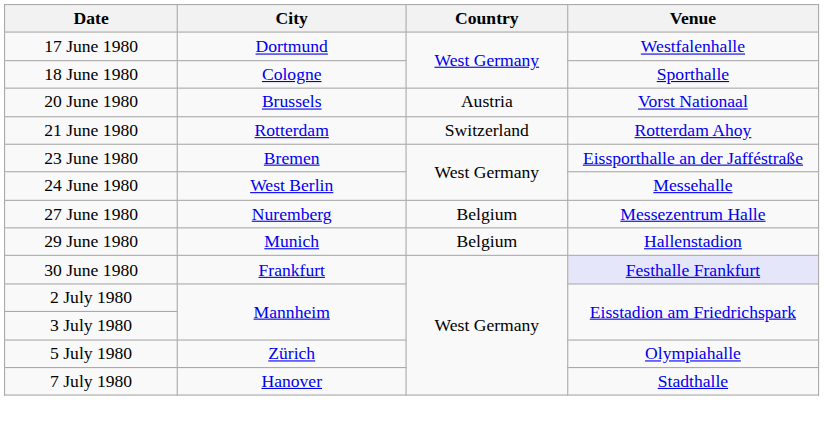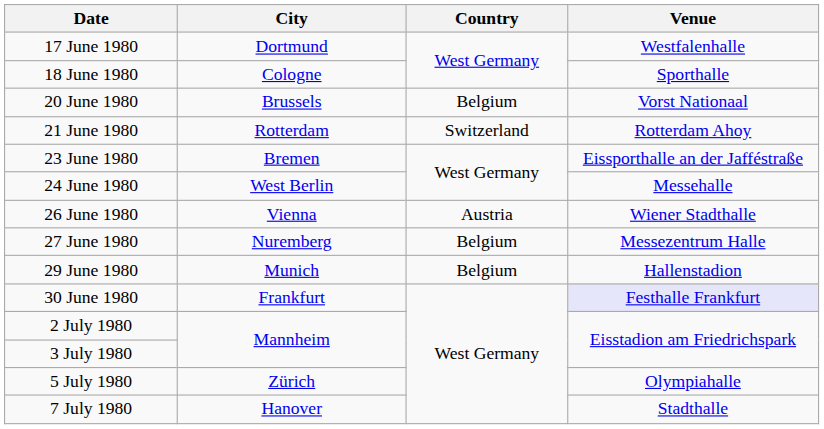(487, 102) Austria -> (487, 102) Belgium
+ row: (91, 213)
